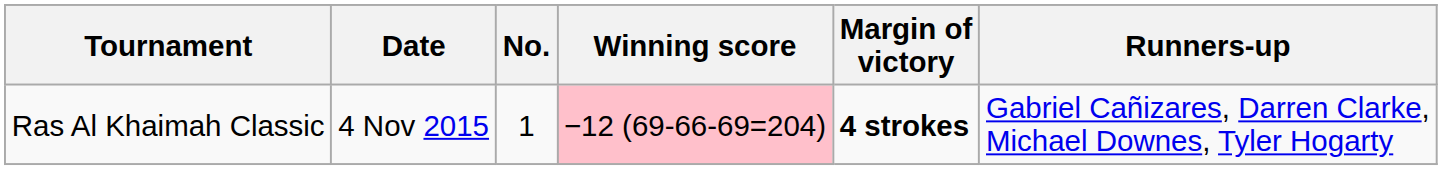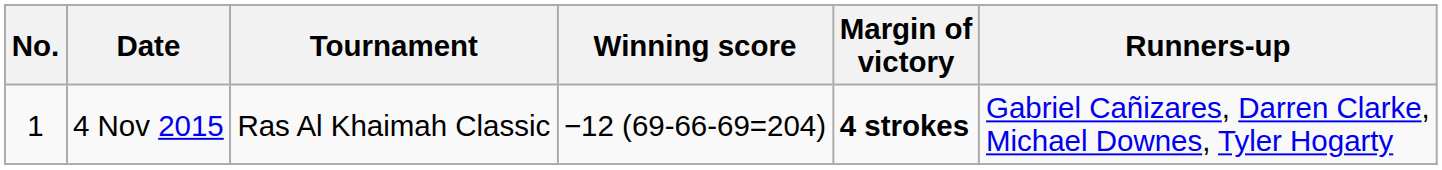columns swapped: (526, 45) <-> (168, 45)
(695, 125) pink background -> (695, 125) no background
